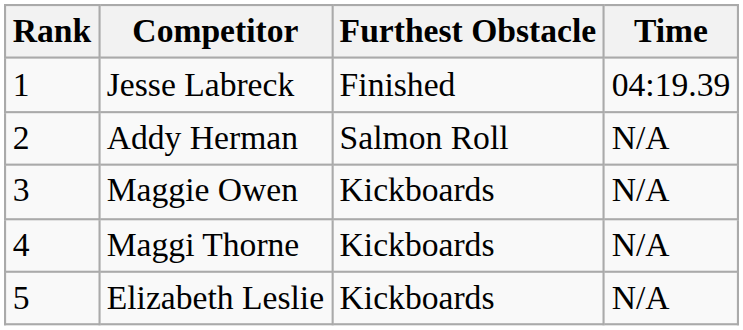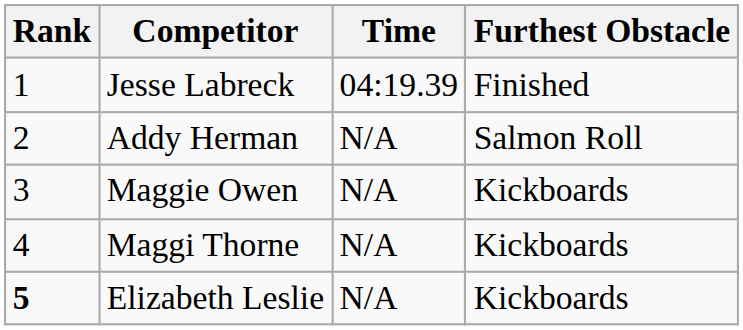columns swapped: (671, 31) <-> (468, 31)
(21, 297) normal -> (21, 297) bold
